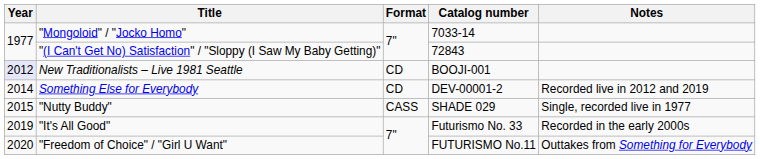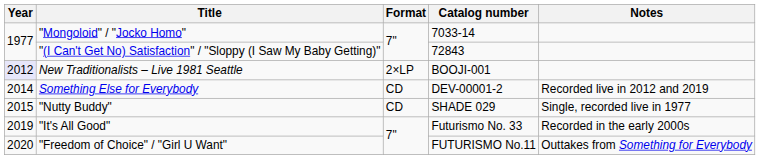(394, 70) CD -> (400, 70) 2×LP
(402, 107) CASS -> (394, 107) CD
